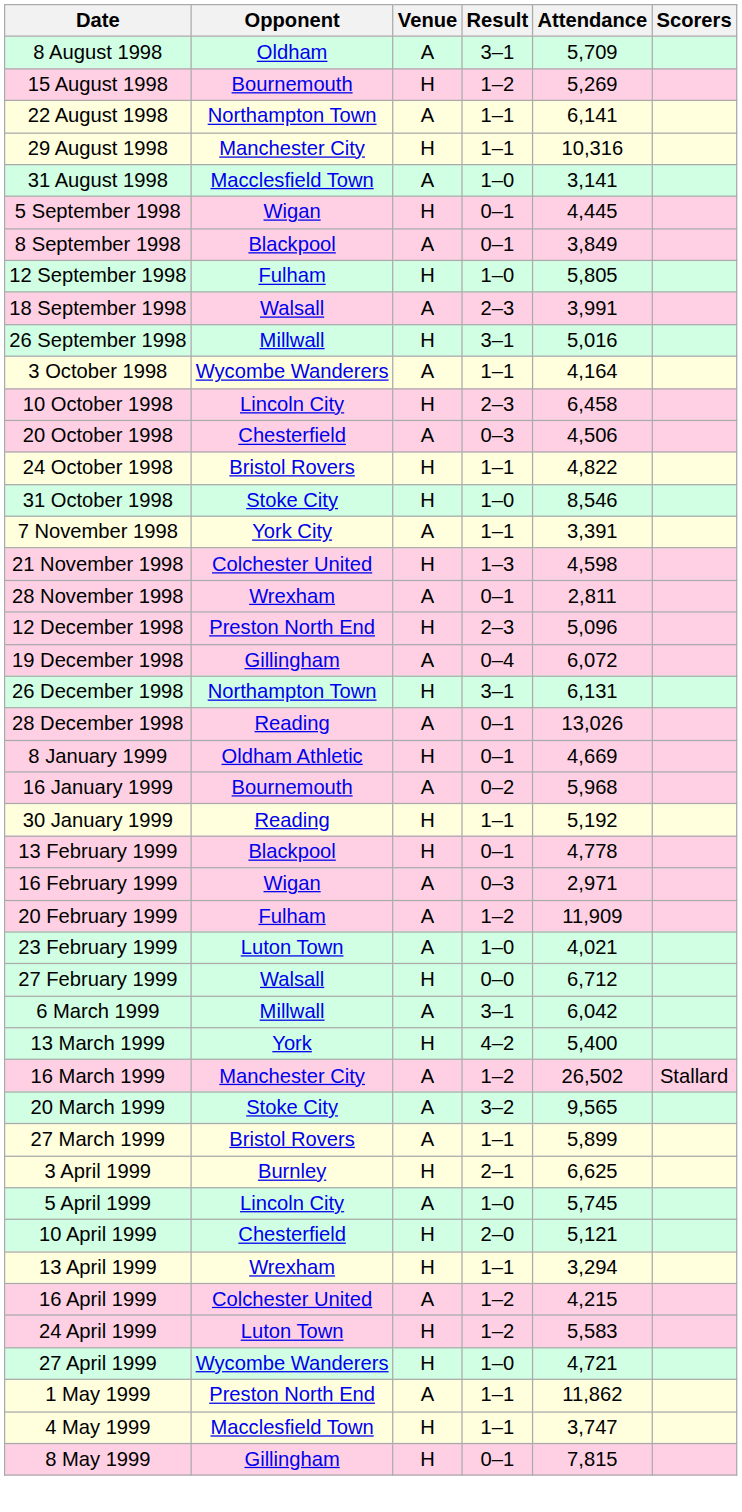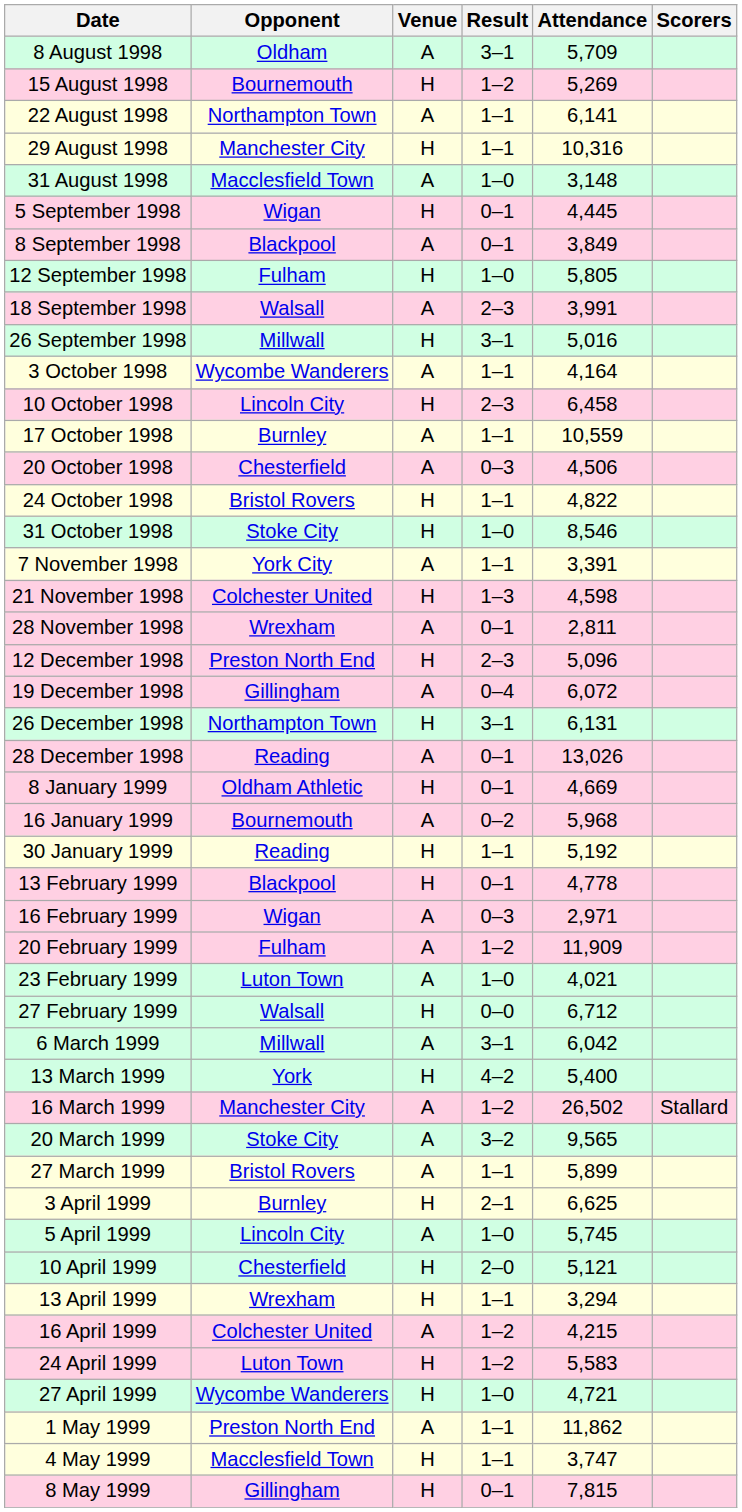(592, 180) 3,141 -> (592, 180) 3,148
+ row: (98, 436)
